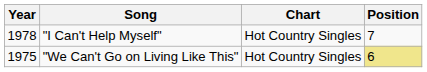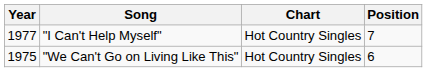(22, 35) 1978 -> (22, 35) 1977
(371, 56) khaki background -> (371, 56) no background
